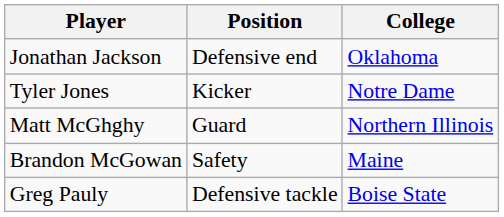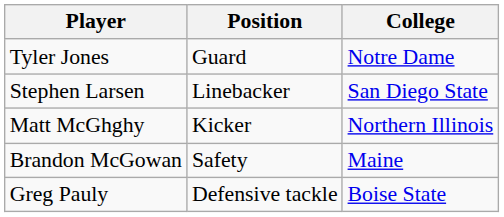- row: (86, 56)
(222, 90) Kicker -> (219, 56) Guard
+ row: (77, 90)
(219, 125) Guard -> (222, 125) Kicker
